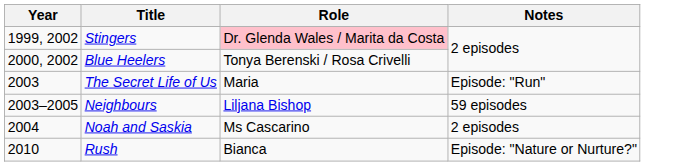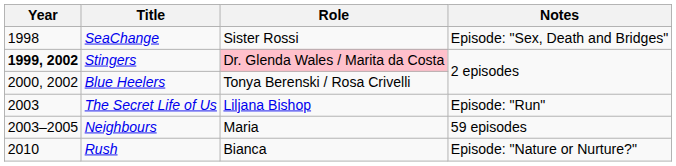+ row: (122, 37)
(43, 37) normal -> (43, 60) bold
(241, 82) Maria -> (267, 104) Liljana Bishop
(267, 104) Liljana Bishop -> (241, 127) Maria
- row: (138, 127)
